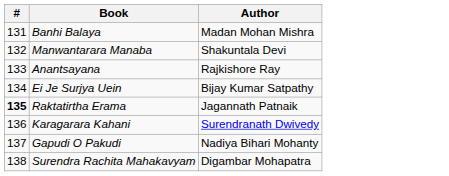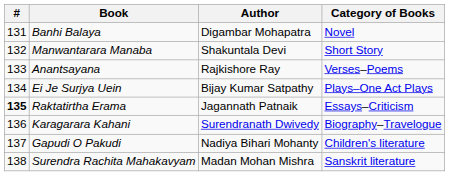+ column: (383, 13)
(257, 32) Madan Mohan Mishra -> (256, 32) Digambar Mohapatra
(256, 161) Digambar Mohapatra -> (257, 161) Madan Mohan Mishra
